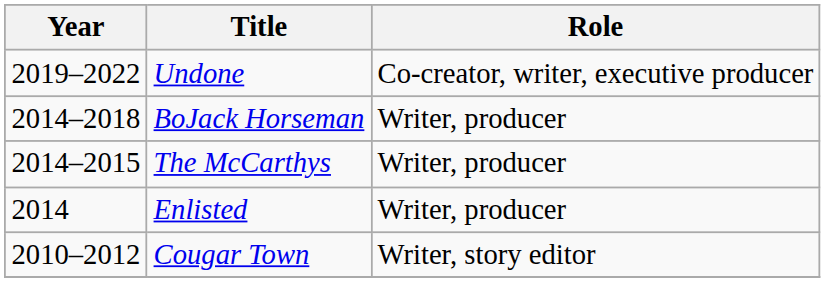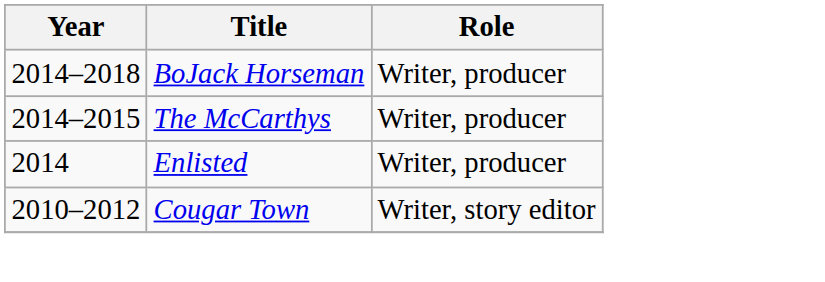- row: (199, 72)
